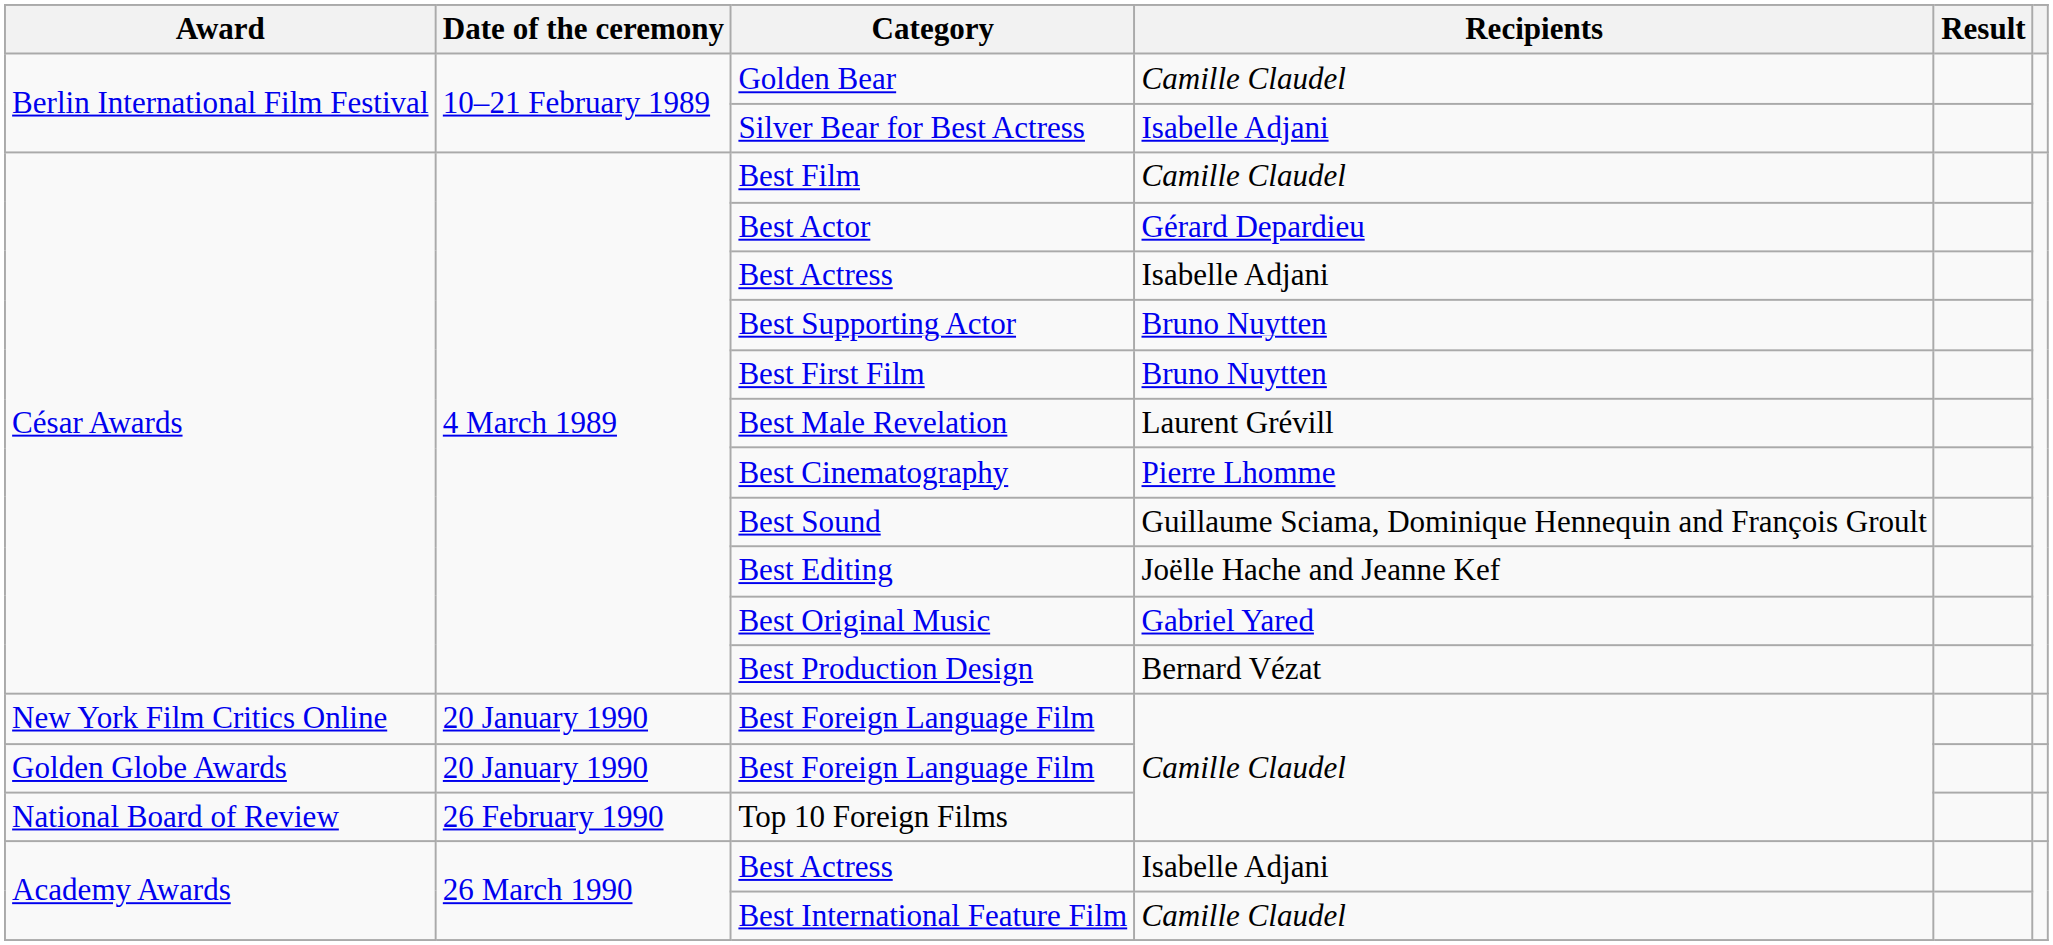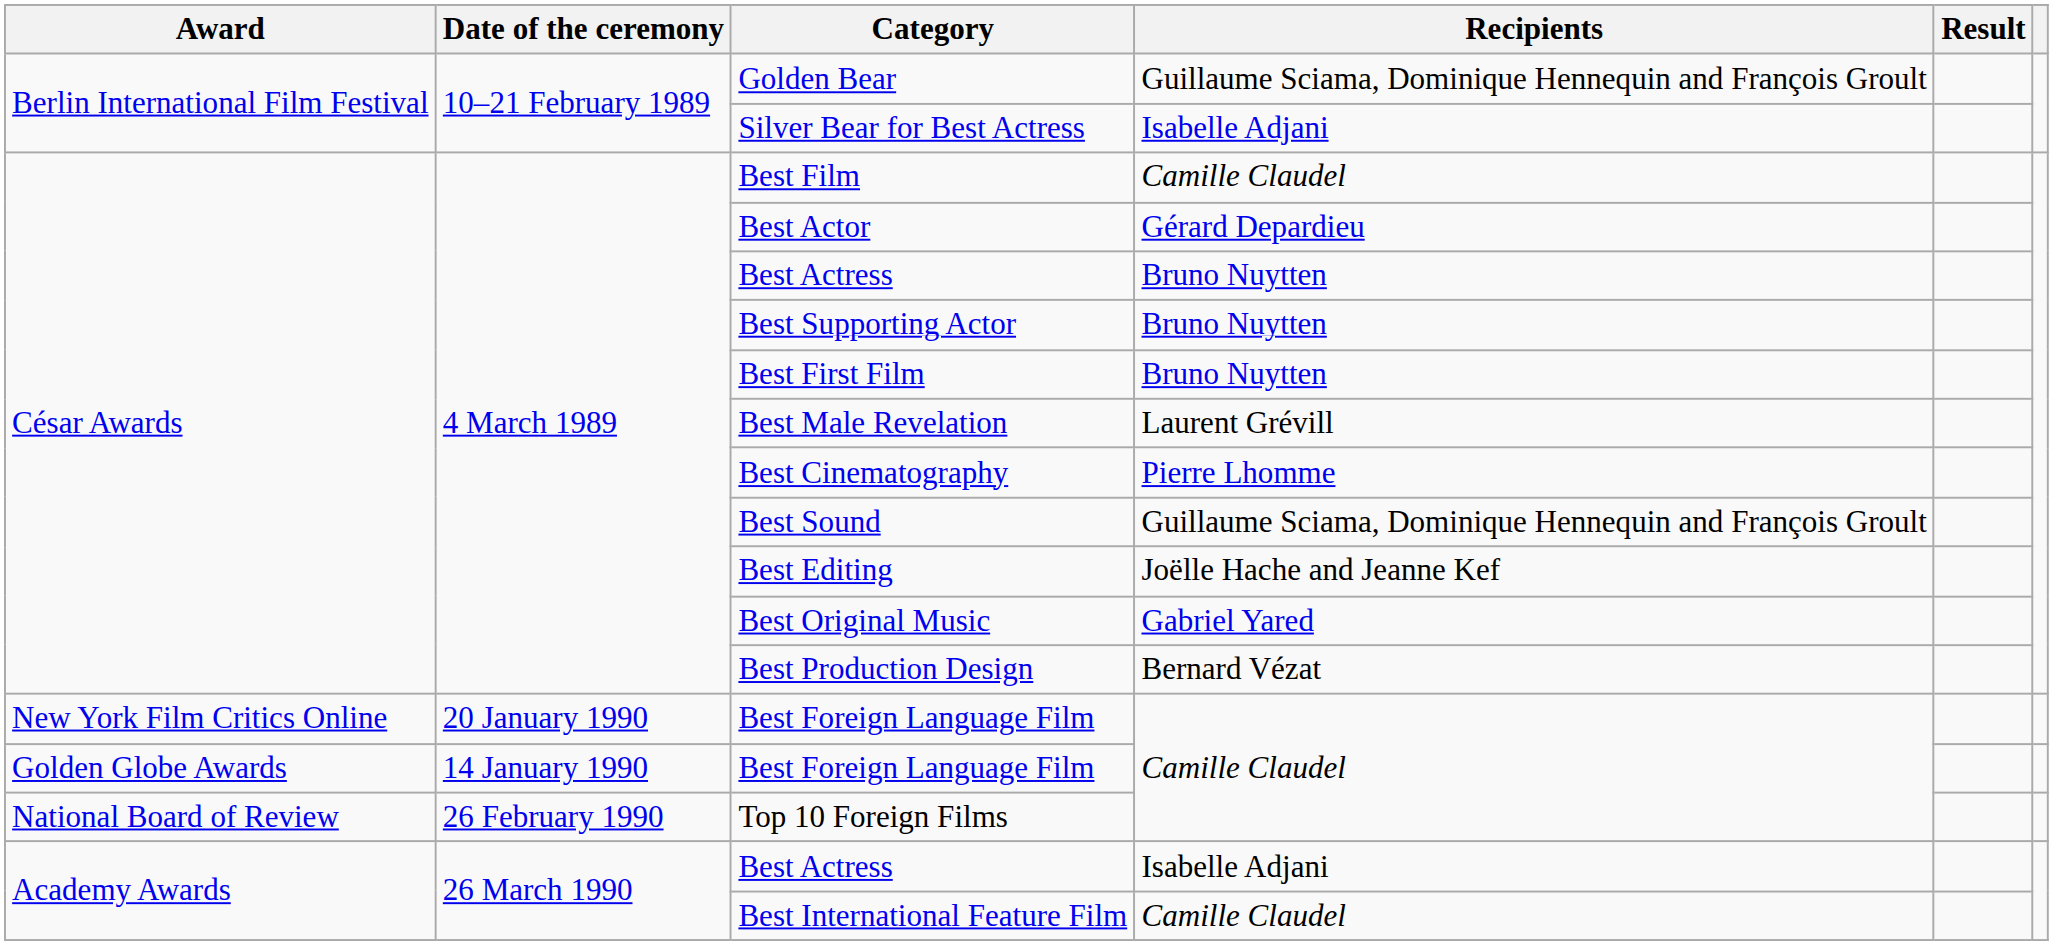(1244, 78) Camille Claudel -> (1534, 78) Guillaume Sciama, Dominique Hennequin and François Groult
(1235, 275) Isabelle Adjani -> (1234, 275) Bruno Nuytten
(545, 767) 20 January 1990 -> (545, 767) 14 January 1990
